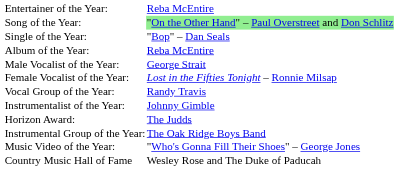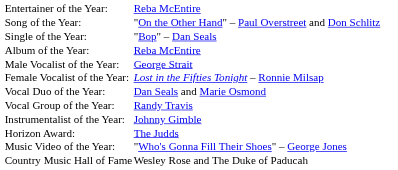(270, 22) lightgreen background -> (257, 22) no background
+ row: (55, 91)
- row: (75, 133)
